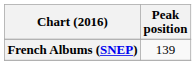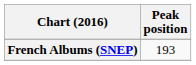(165, 49) 139 -> (165, 49) 193
